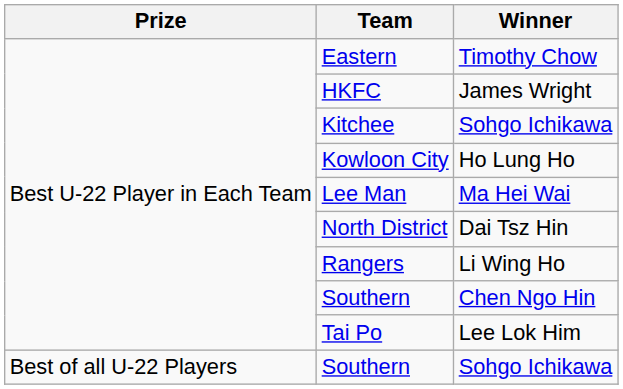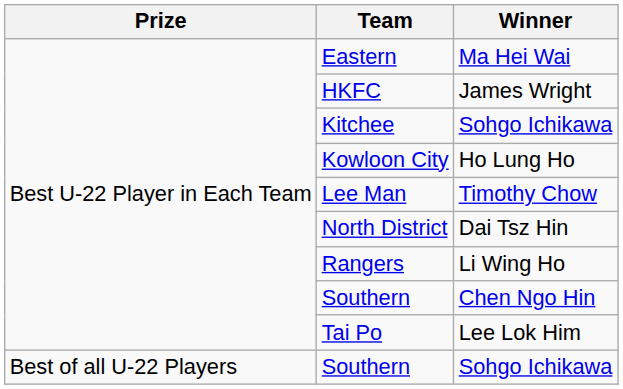(528, 56) Timothy Chow -> (515, 56) Ma Hei Wai
(515, 194) Ma Hei Wai -> (528, 194) Timothy Chow
